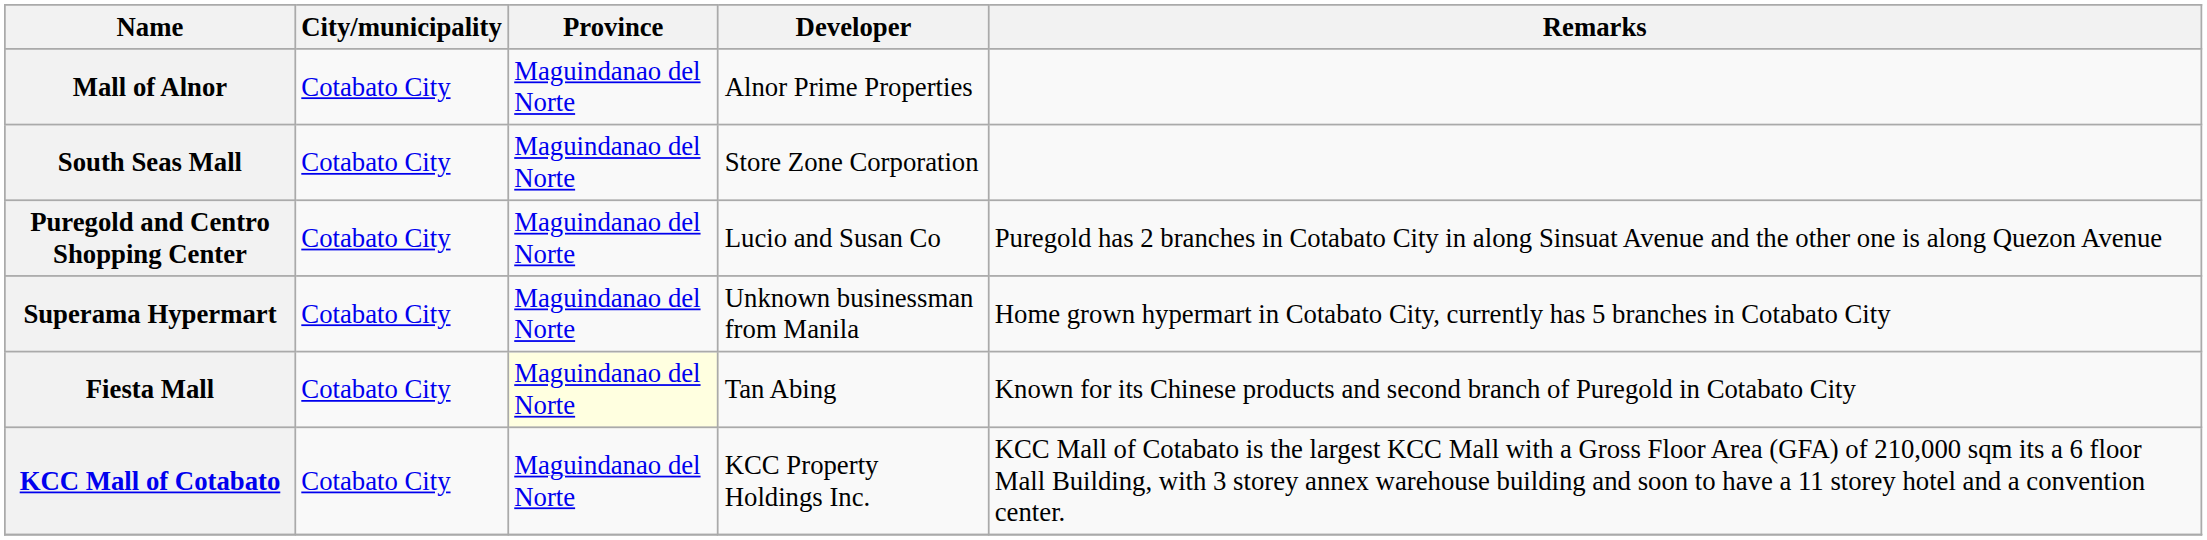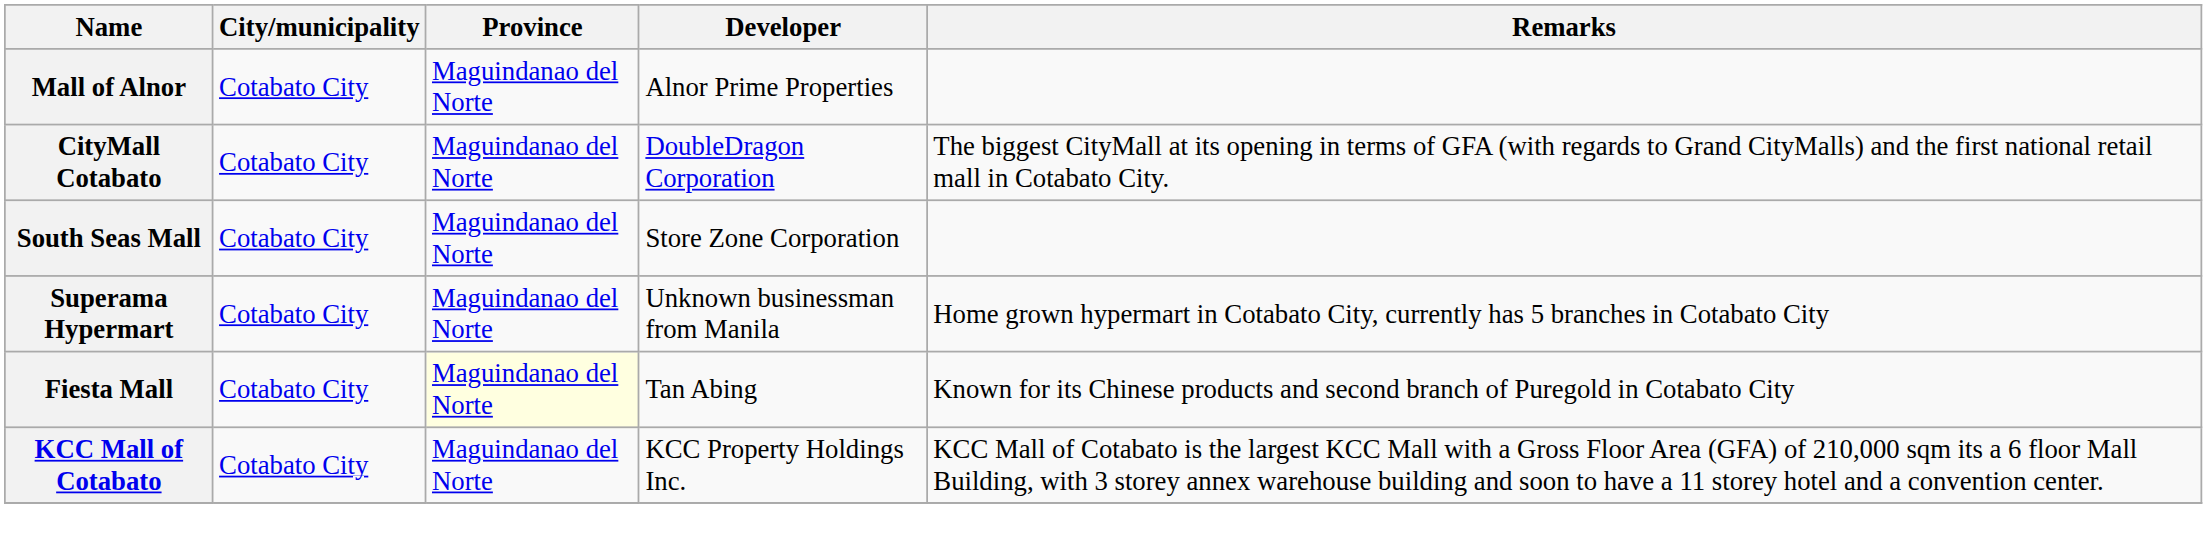+ row: (109, 162)
- row: (150, 238)
